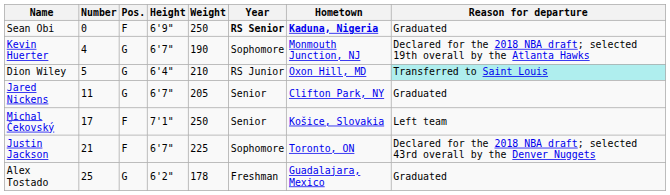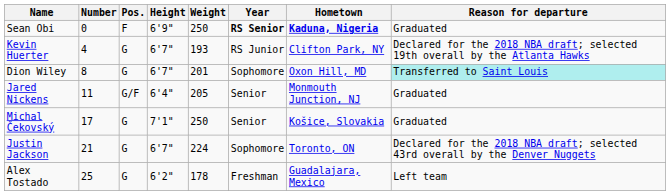(199, 50) 190 -> (199, 50) 193
(258, 50) Sophomore -> (258, 50) RS Junior
(325, 50) Monmouth Junction, NJ -> (337, 50) Clifton Park, NY
(84, 72) 5 -> (84, 72) 8
(162, 72) 6'4" -> (162, 72) 6'7"
(199, 72) 210 -> (199, 72) 201
(258, 72) RS Junior -> (258, 72) Sophomore
(124, 94) G -> (130, 94) G/F
(162, 94) 6'7" -> (162, 94) 6'4"
(337, 94) Clifton Park, NY -> (325, 94) Monmouth Junction, NJ
(124, 121) F -> (124, 121) G
(420, 121) Left team -> (420, 121) Graduated
(124, 149) F -> (124, 149) G
(199, 149) 225 -> (199, 149) 224
(420, 176) Graduated -> (420, 176) Left team
